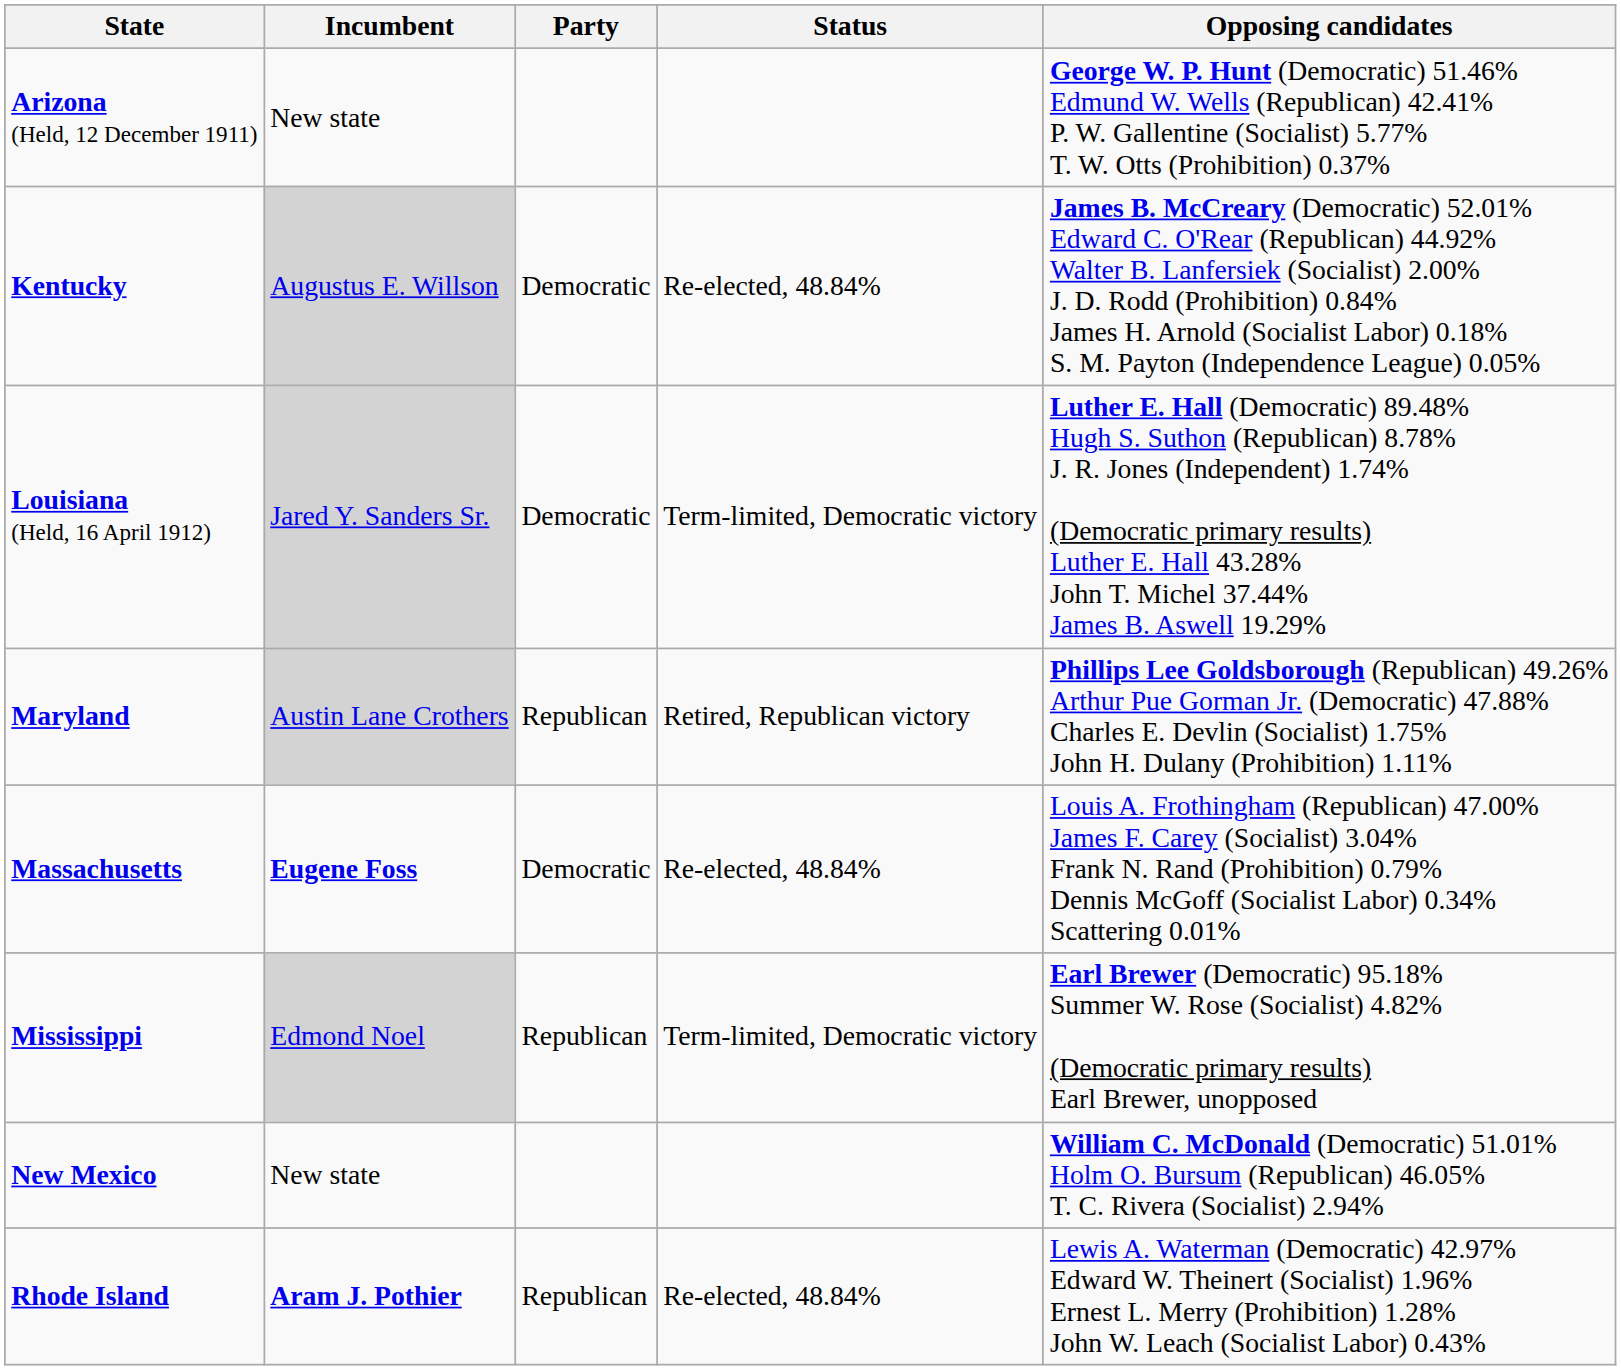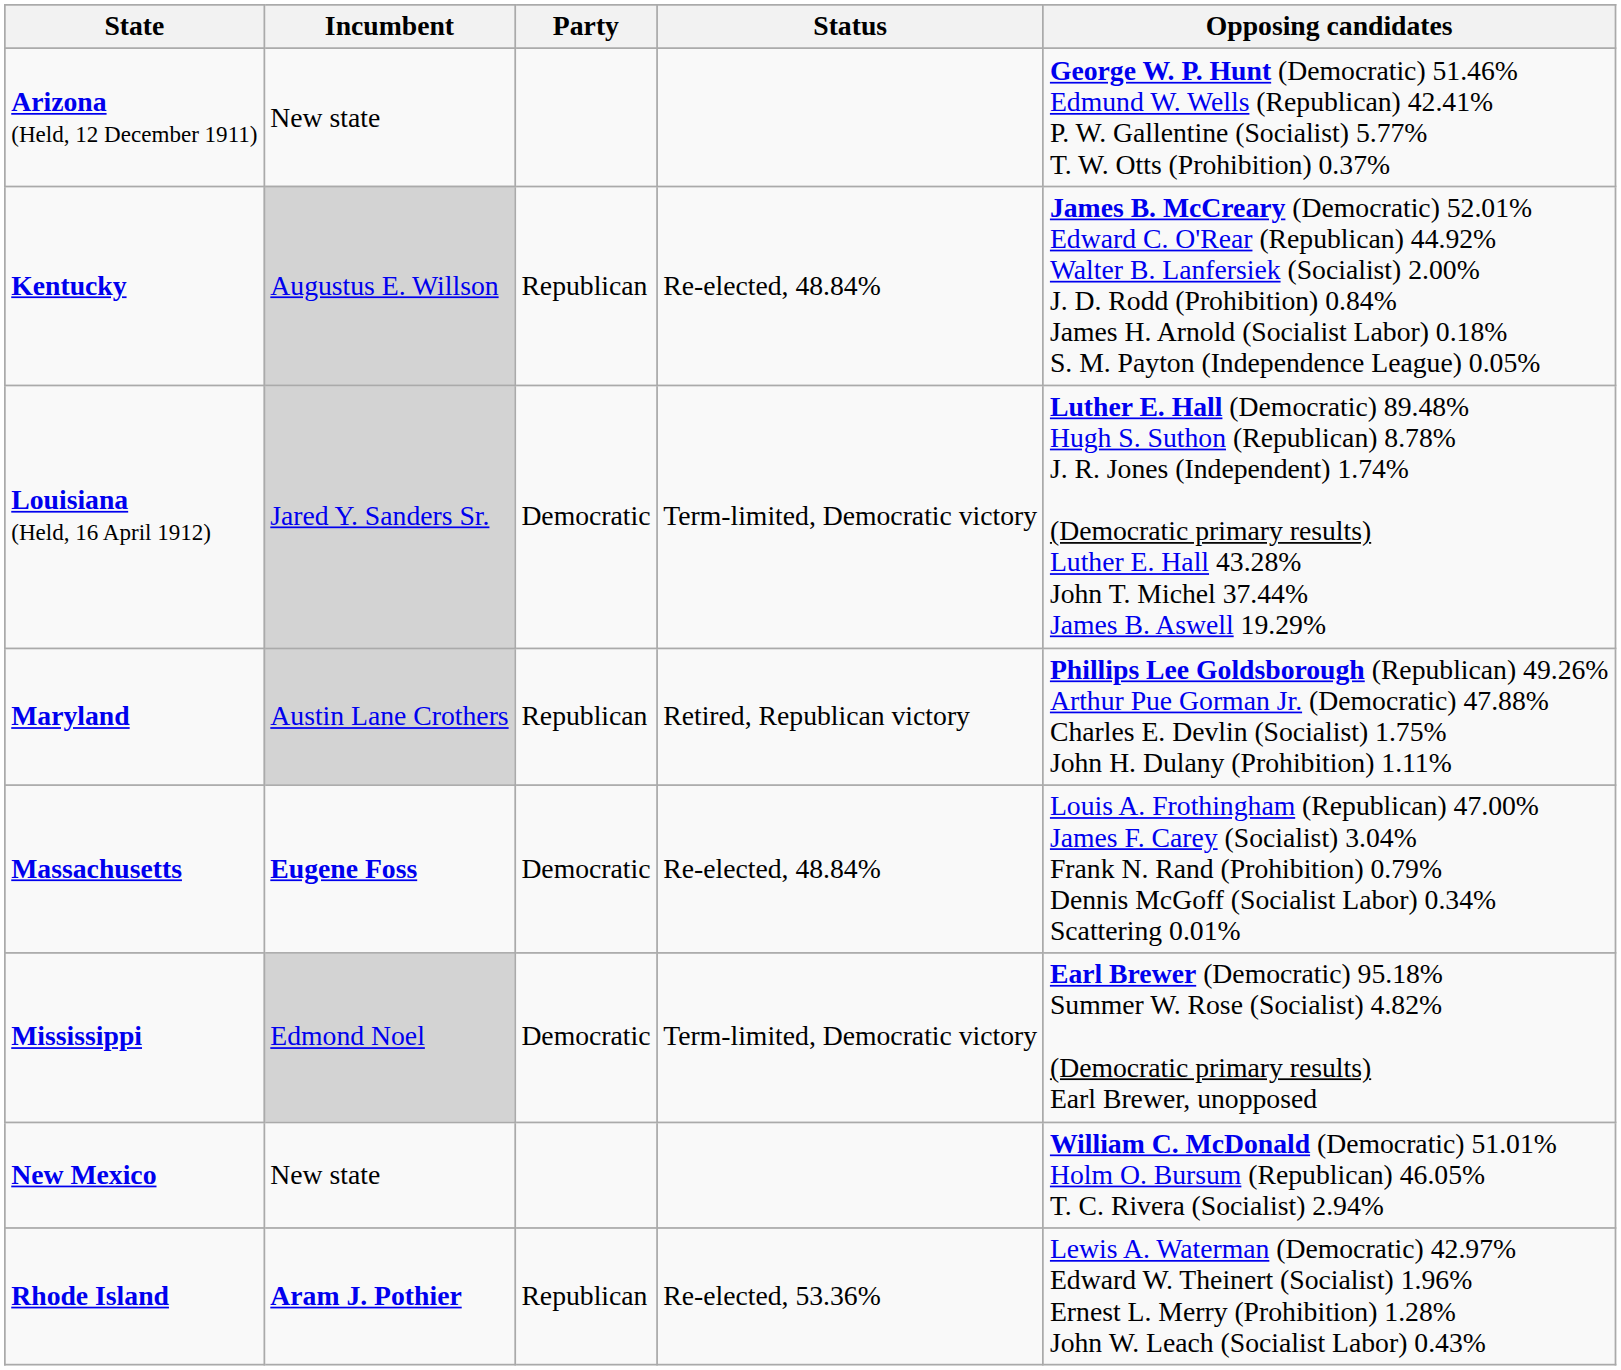(586, 285) Democratic -> (584, 285) Republican
(584, 1037) Republican -> (586, 1037) Democratic
(772, 1296) Re-elected, 48.84% -> (772, 1296) Re-elected, 53.36%
